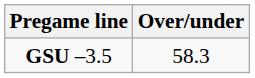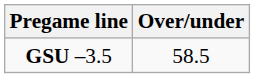(191, 55) 58.3 -> (191, 55) 58.5
